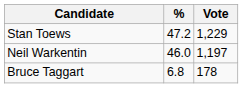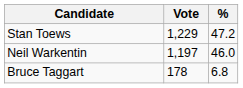columns swapped: (216, 14) <-> (179, 14)
